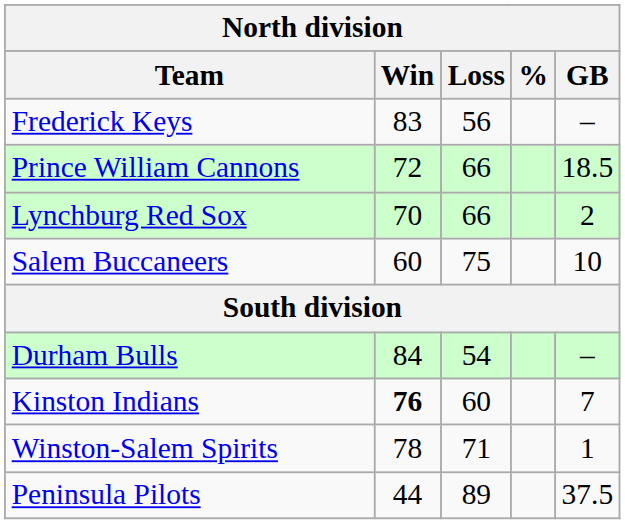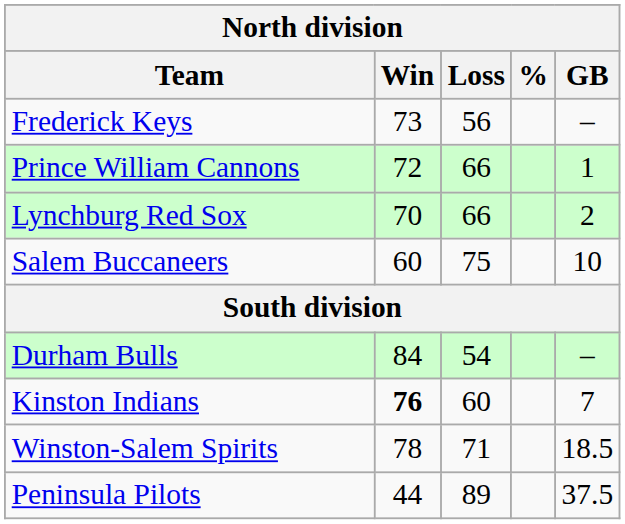(407, 121) 83 -> (407, 121) 73
(587, 167) 18.5 -> (587, 167) 1
(587, 448) 1 -> (587, 448) 18.5
